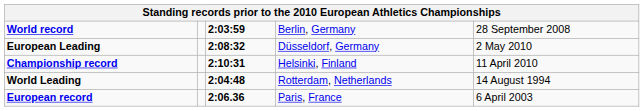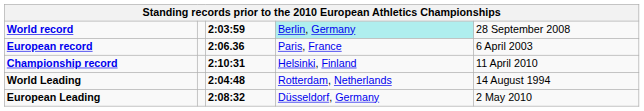(317, 30) no background -> (317, 30) paleturquoise background
rows swapped: (50, 98) <-> (54, 47)
